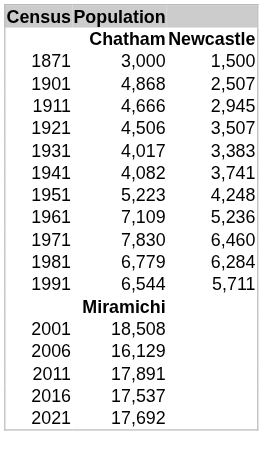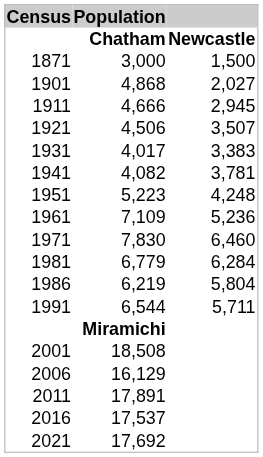(233, 83) 2,507 -> (233, 83) 2,027
(233, 173) 3,741 -> (233, 173) 3,781
+ row: (51, 284)
